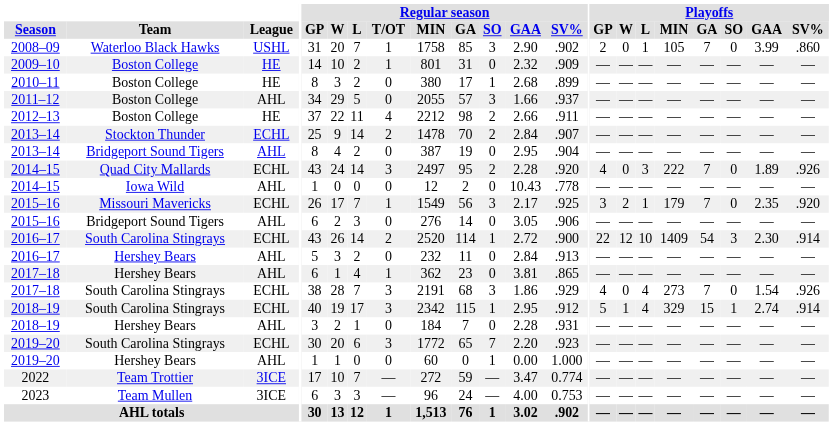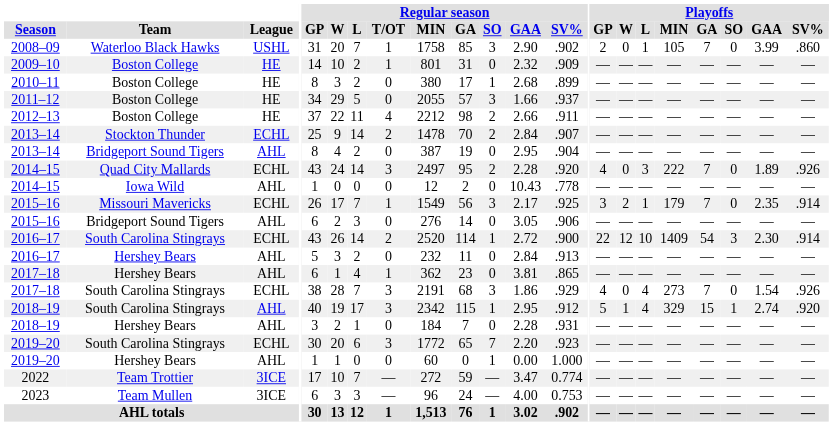(271, 99) AHL -> (271, 99) HE
(808, 204) .920 -> (808, 204) .914
(271, 308) ECHL -> (271, 308) AHL
(808, 308) .914 -> (808, 308) .920
